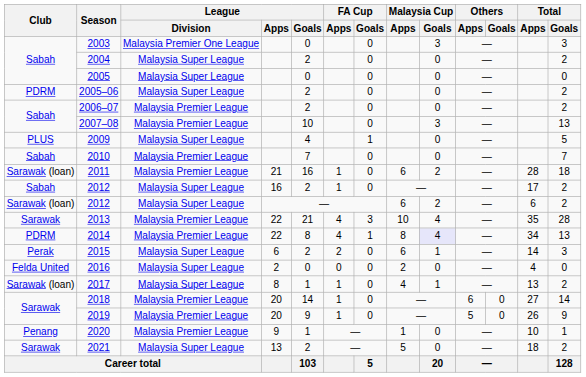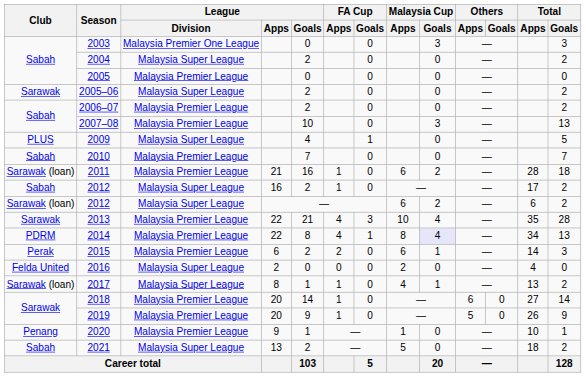(191, 76) Malaysia Super League -> (191, 76) Malaysia Premier League
(41, 92) PDRM -> (41, 92) Sarawak
(191, 252) Malaysia Super League -> (191, 252) Malaysia Premier League
(41, 348) Sarawak -> (41, 348) Sabah
